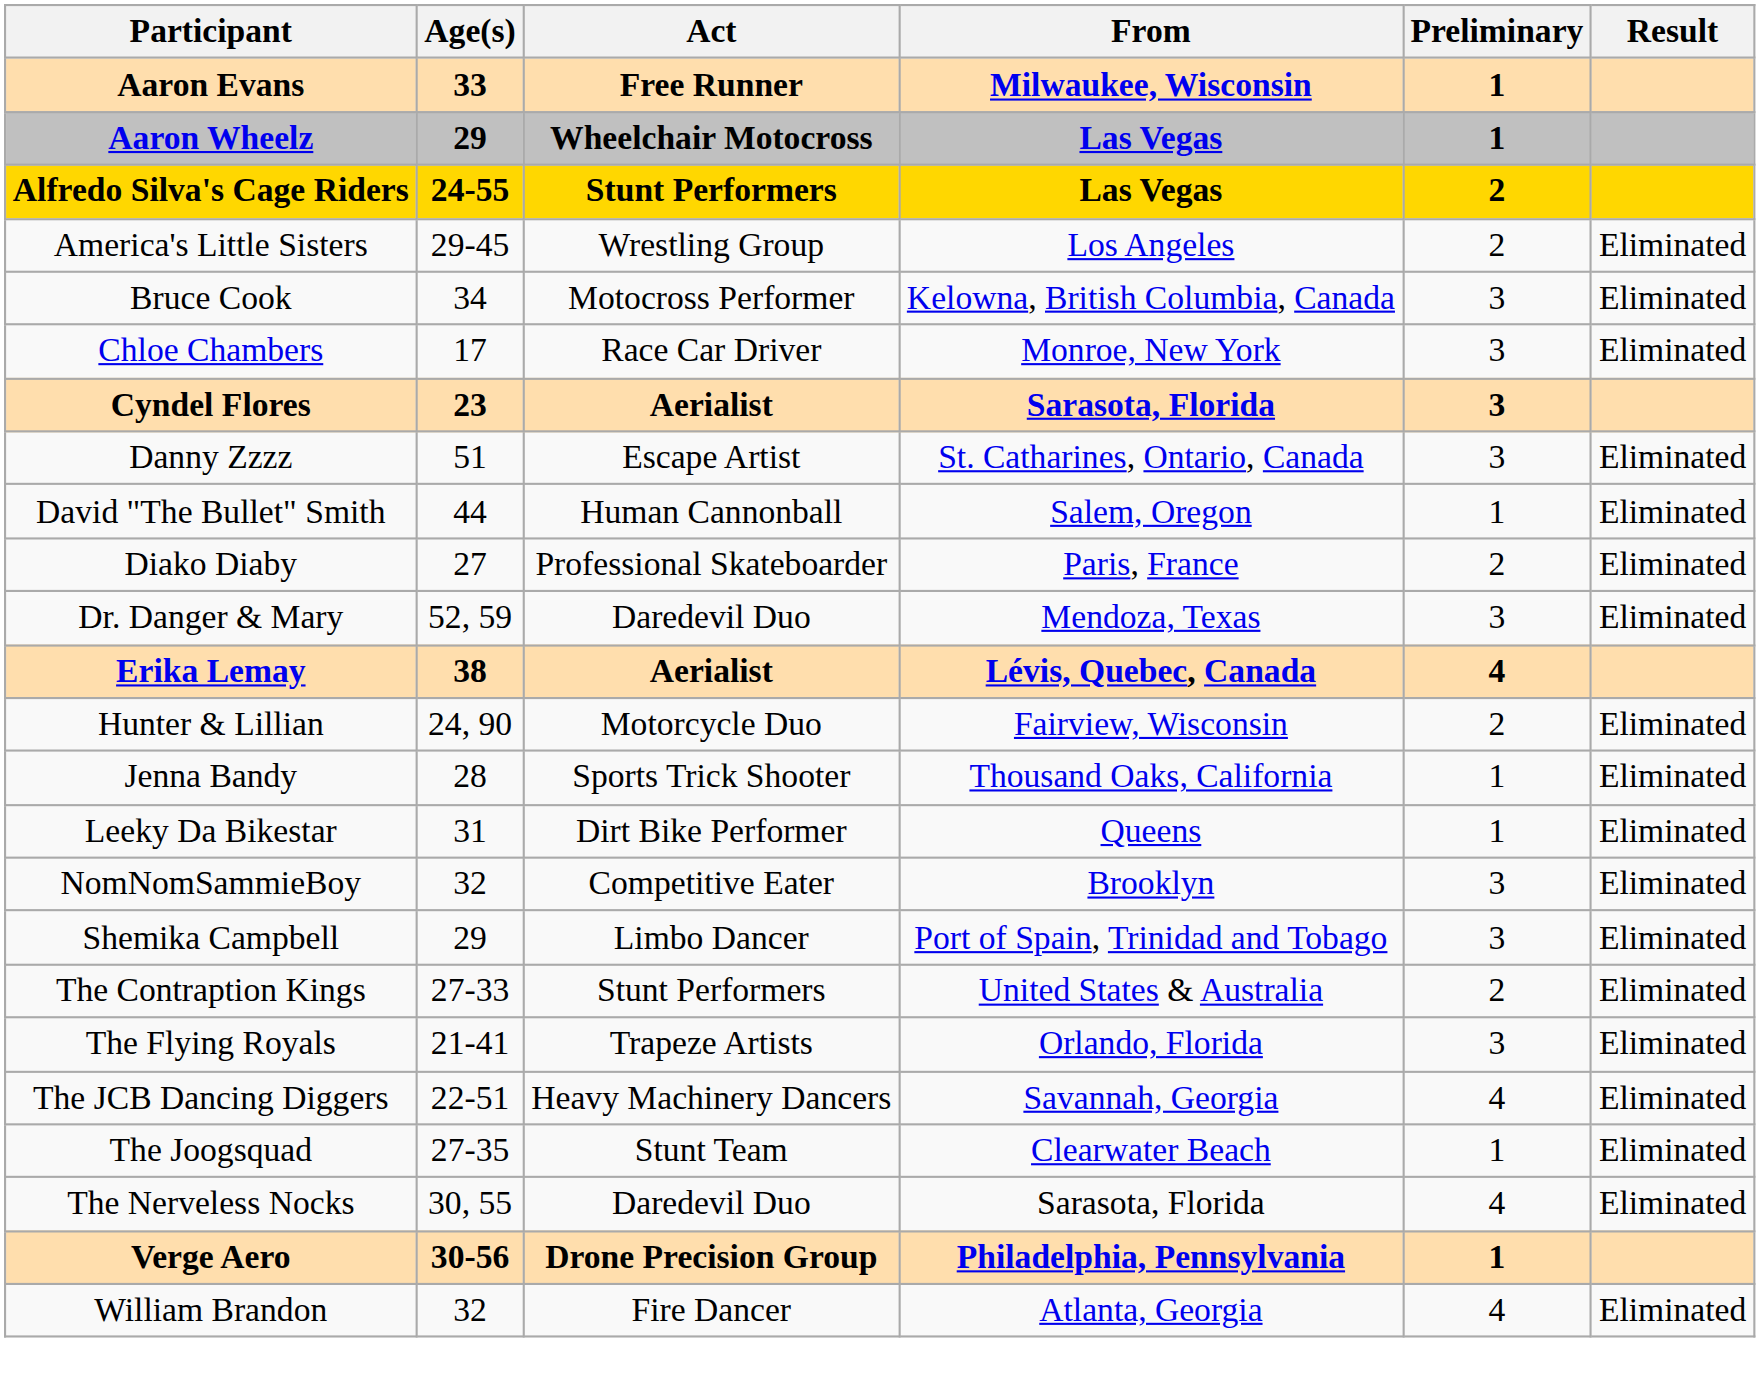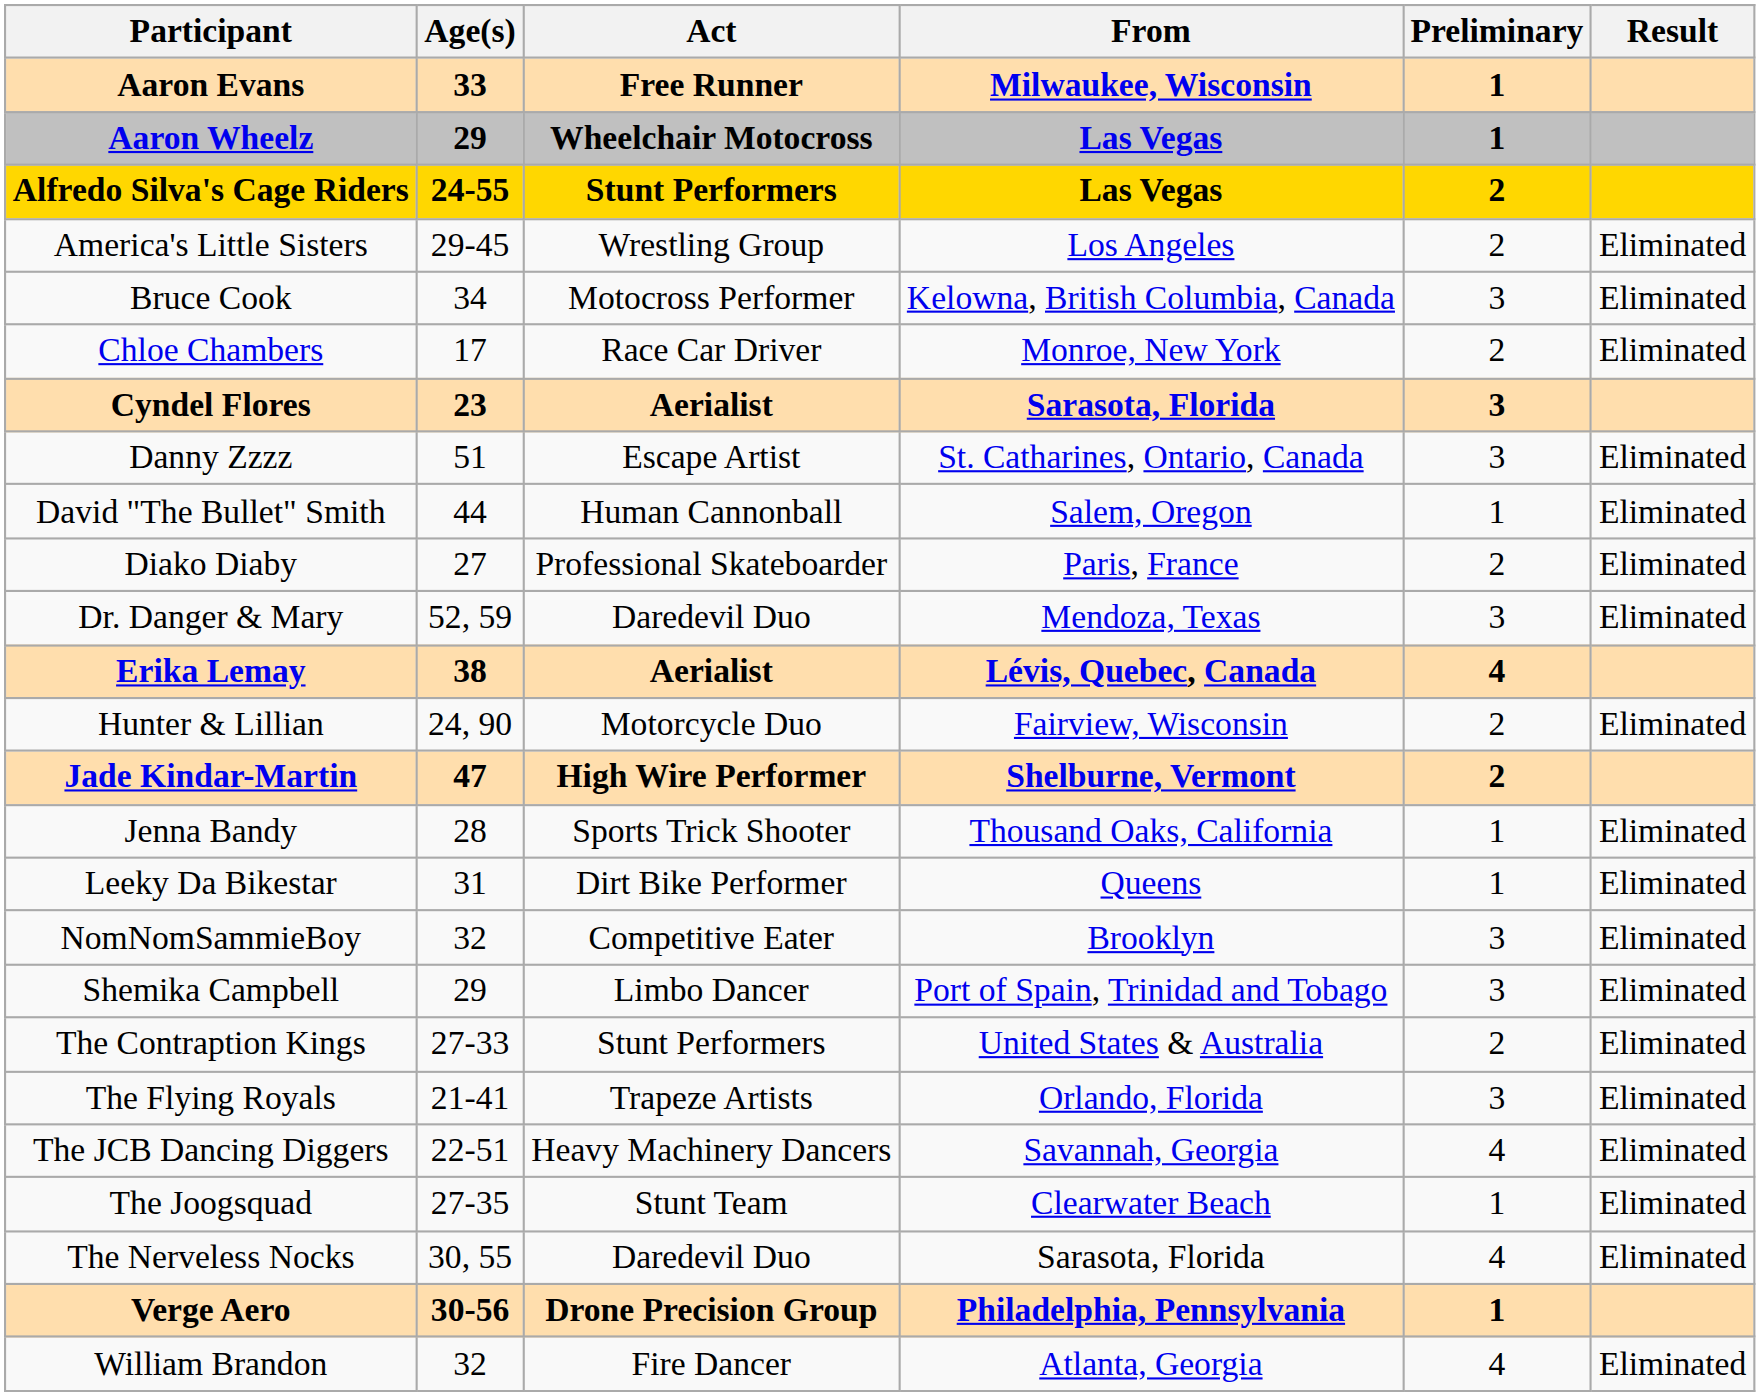(1497, 350) 3 -> (1497, 350) 2
+ row: (211, 777)
